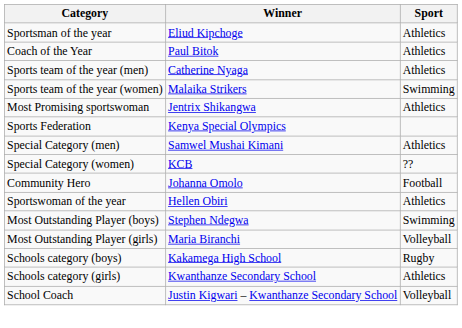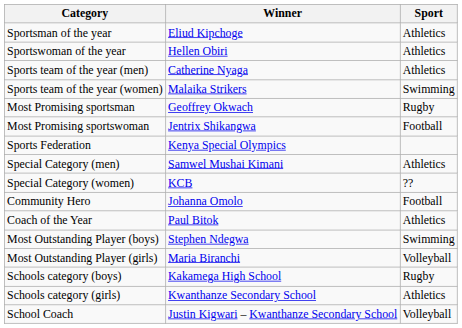rows swapped: (66, 201) <-> (50, 51)
+ row: (71, 107)
(424, 107) Athletics -> (422, 126) Football
